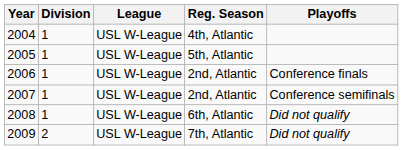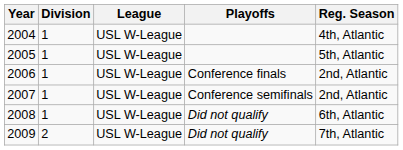columns swapped: (226, 14) <-> (332, 14)
